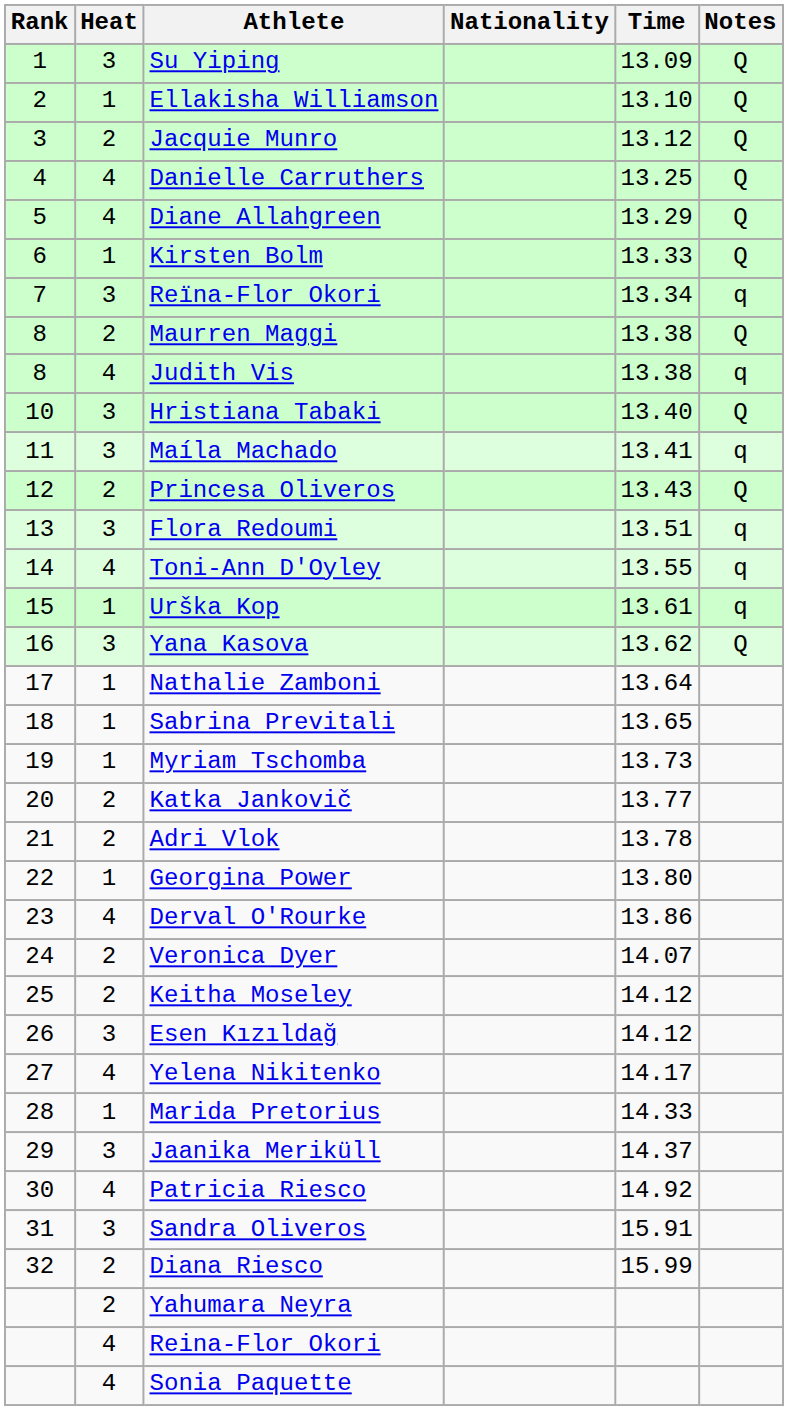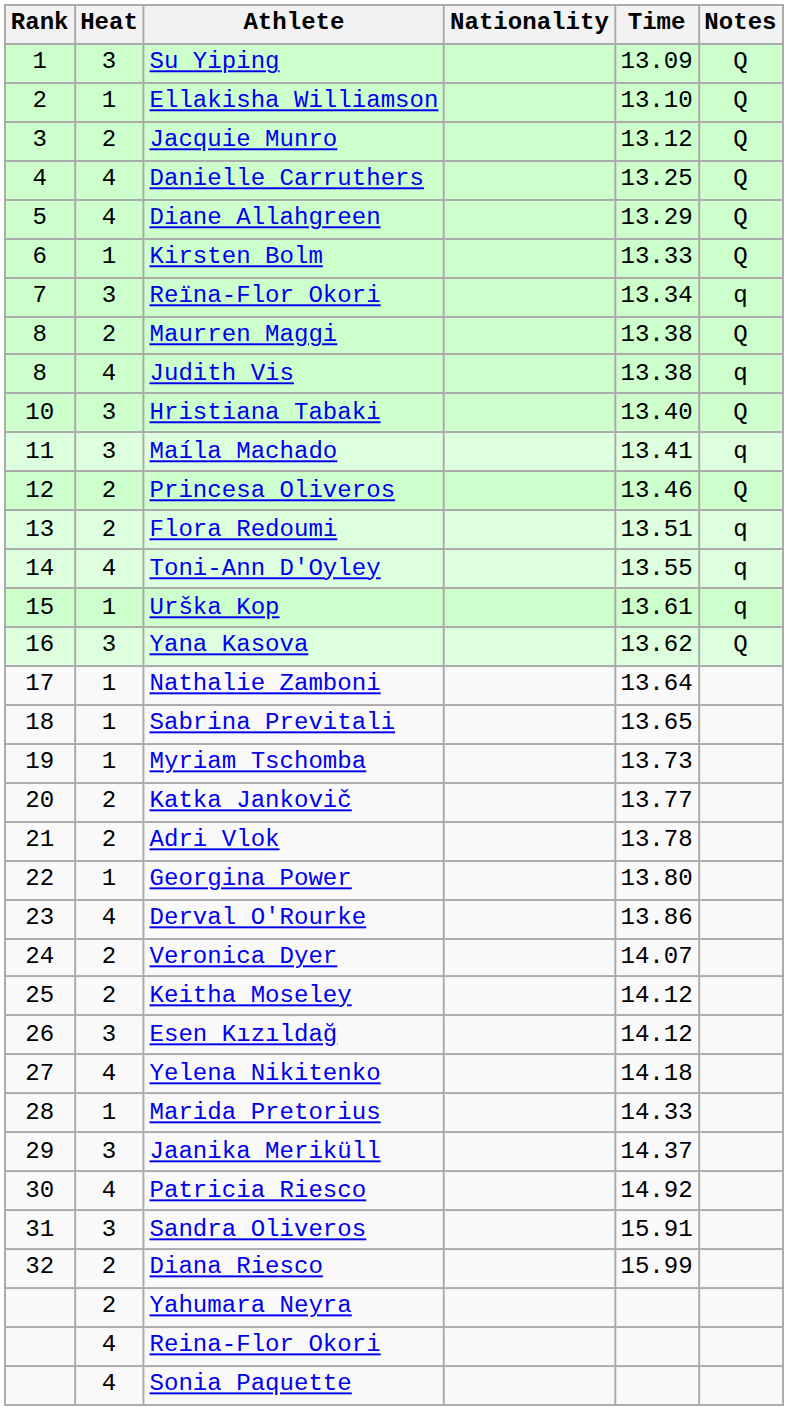(657, 491) 13.43 -> (657, 491) 13.46
(109, 530) 3 -> (109, 530) 2
(657, 1074) 14.17 -> (657, 1074) 14.18
